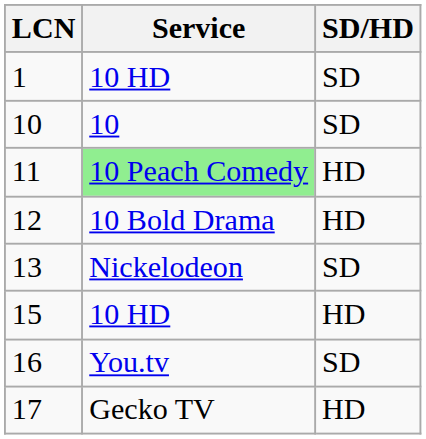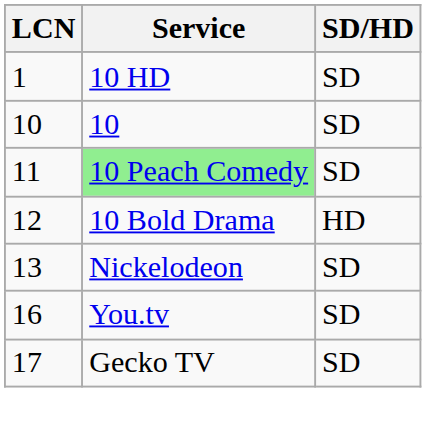(344, 171) HD -> (341, 171) SD
- row: (27, 314)
(344, 409) HD -> (341, 362) SD
